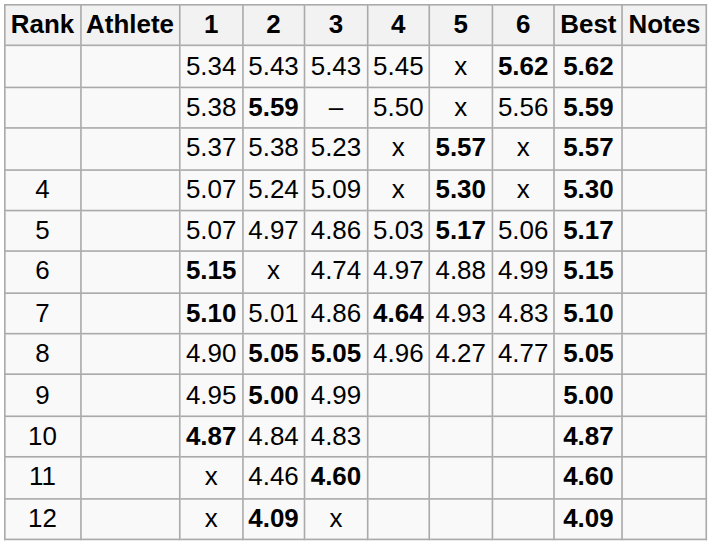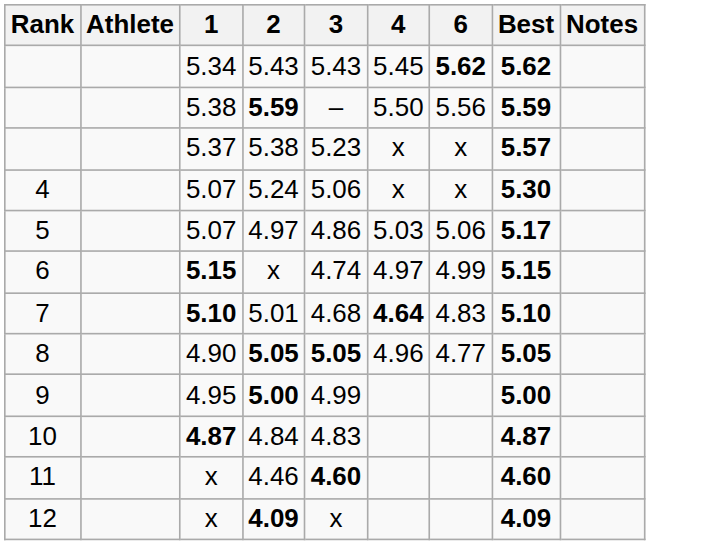- column: (461, 25)
(336, 189) 5.09 -> (336, 189) 5.06
(336, 312) 4.86 -> (336, 312) 4.68
